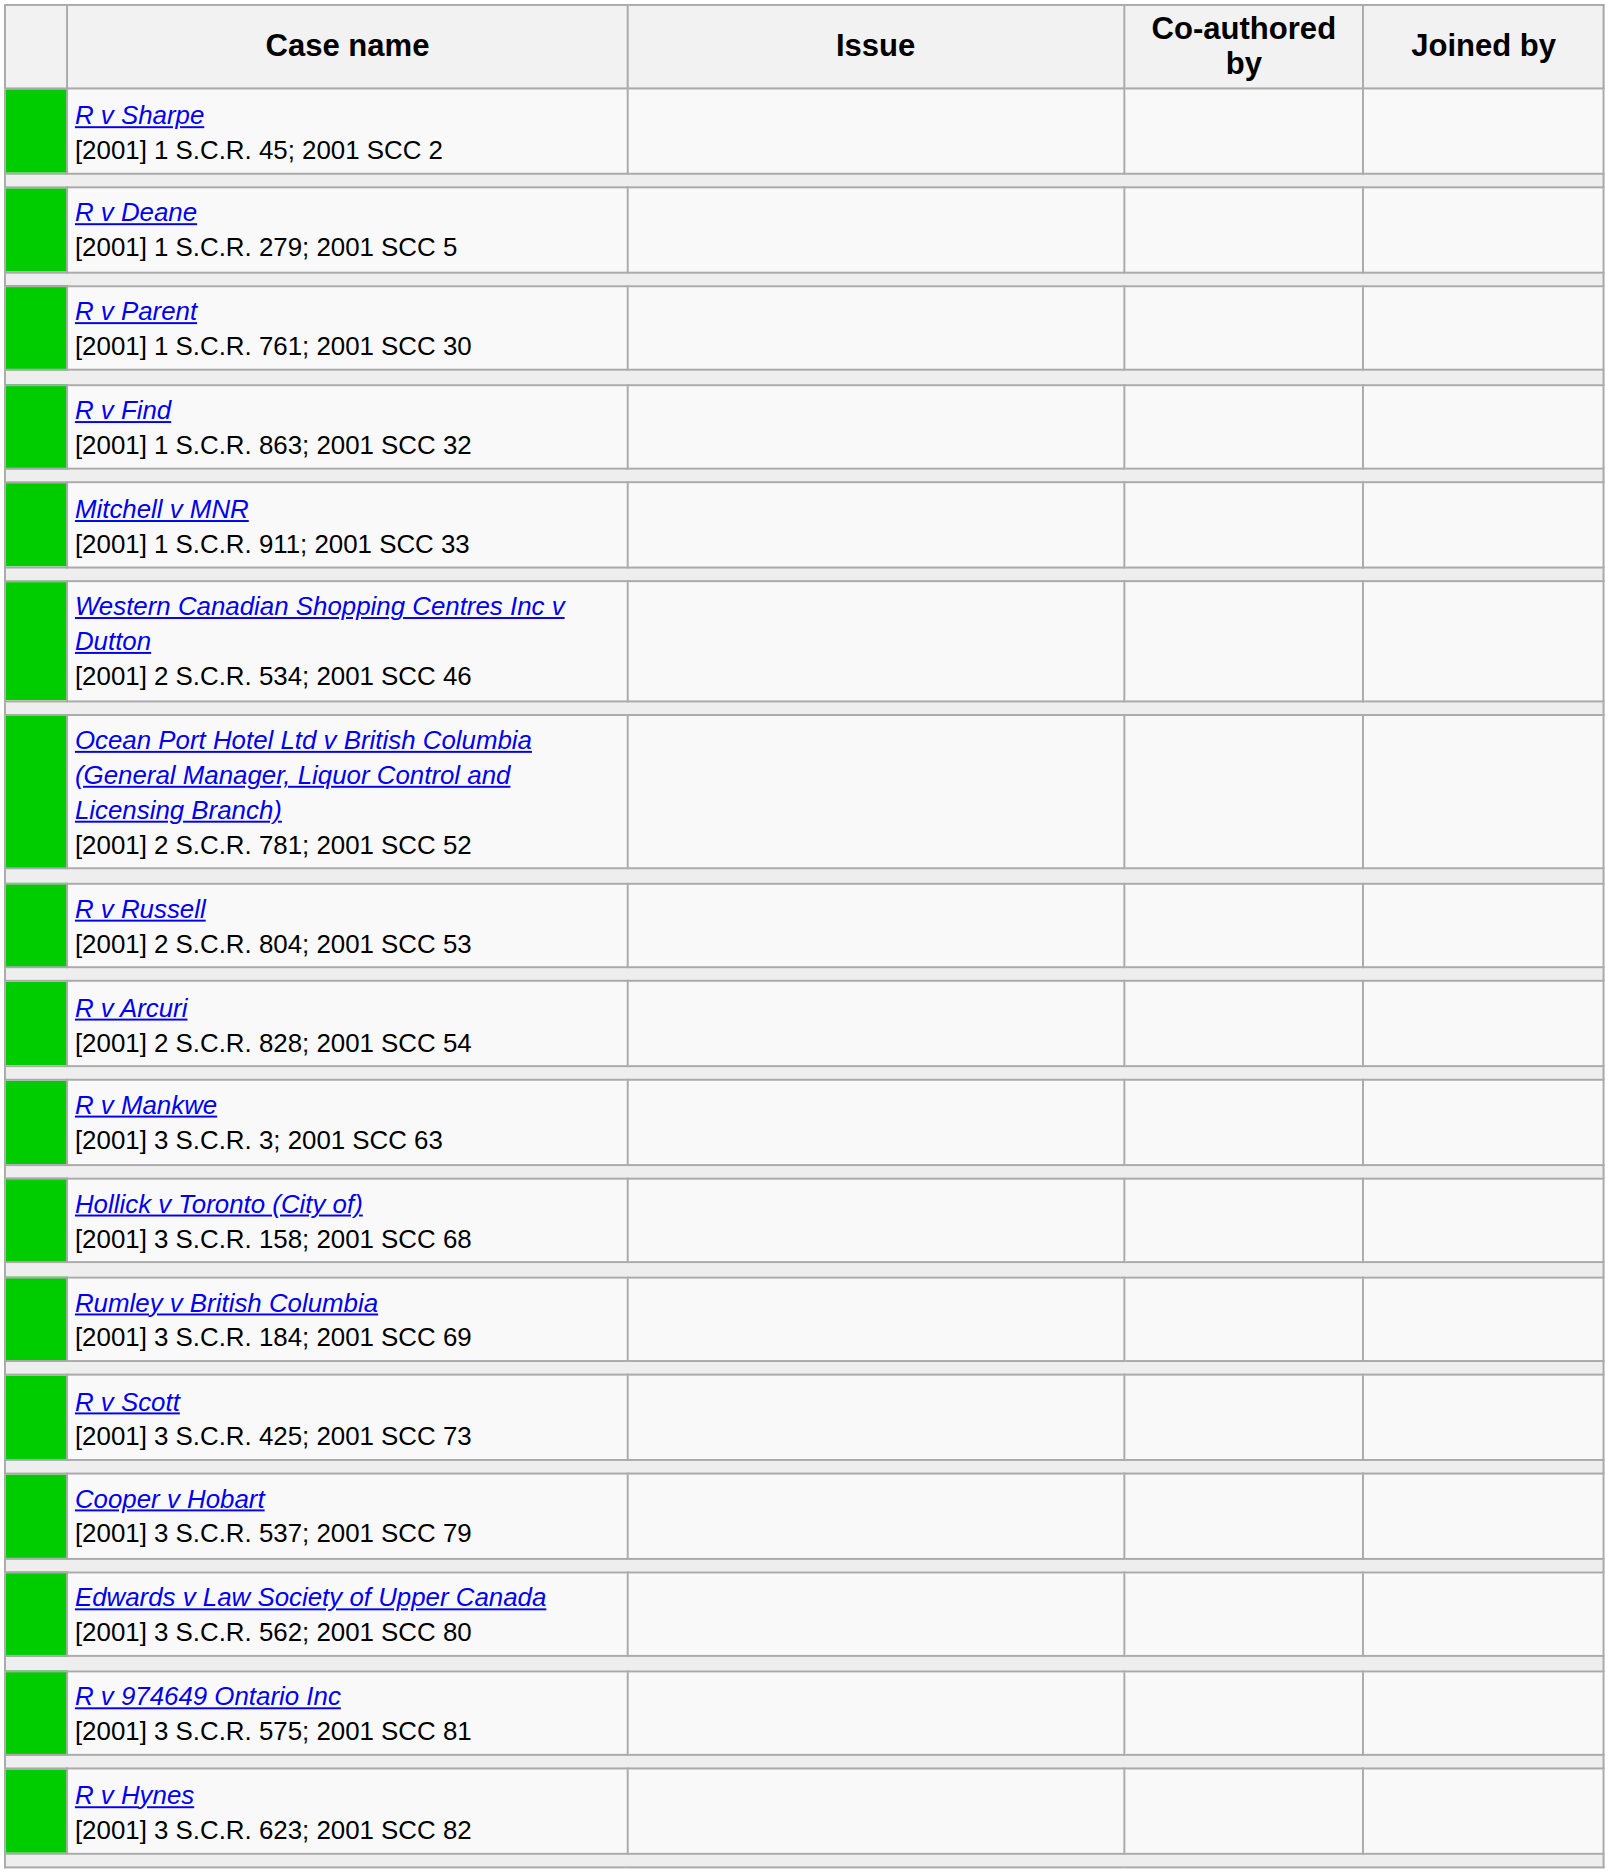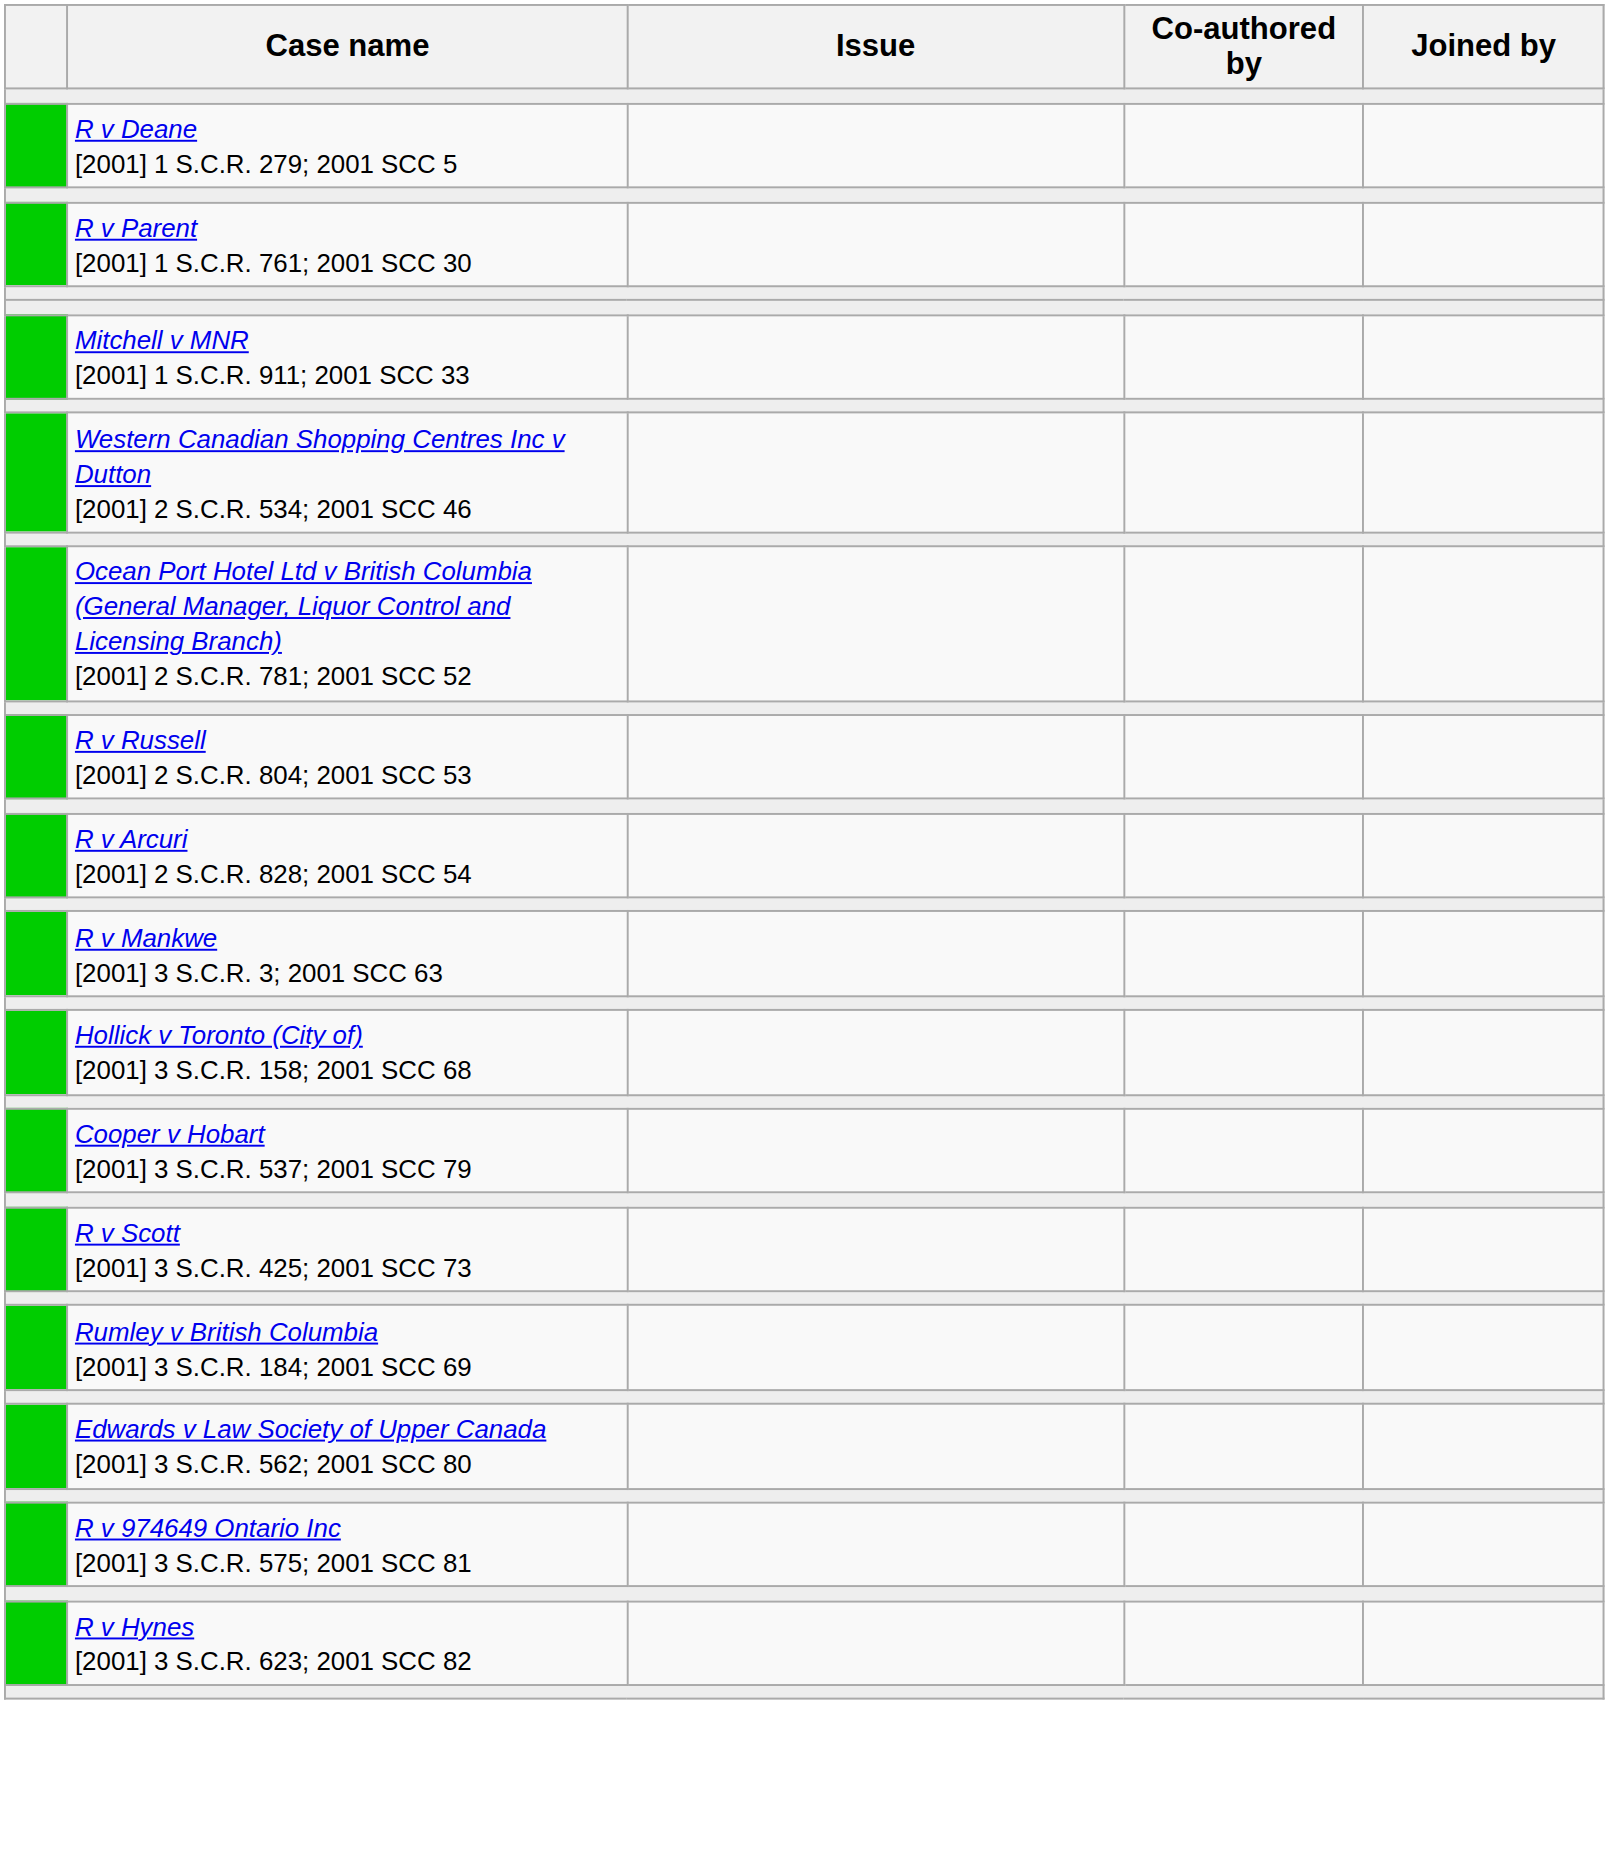- row: (36, 131)
- row: (36, 427)
rows swapped: (36, 1319) <-> (36, 1516)
